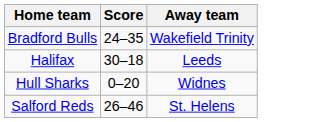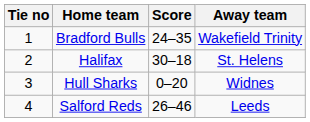+ column: (29, 15)
(202, 60) Leeds -> (250, 60) St. Helens
(202, 106) St. Helens -> (250, 106) Leeds
